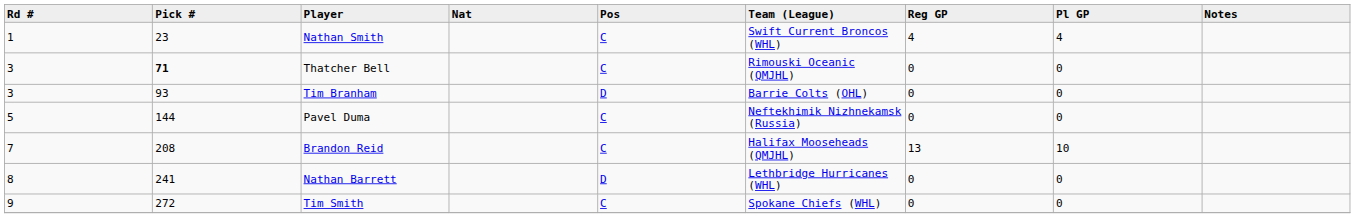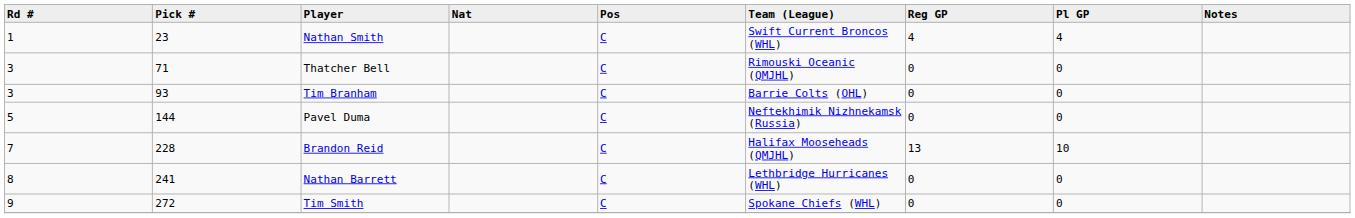(162, 69) bold -> (162, 69) normal
(603, 93) D -> (603, 93) C
(165, 148) 208 -> (165, 148) 228
(603, 179) D -> (603, 179) C
